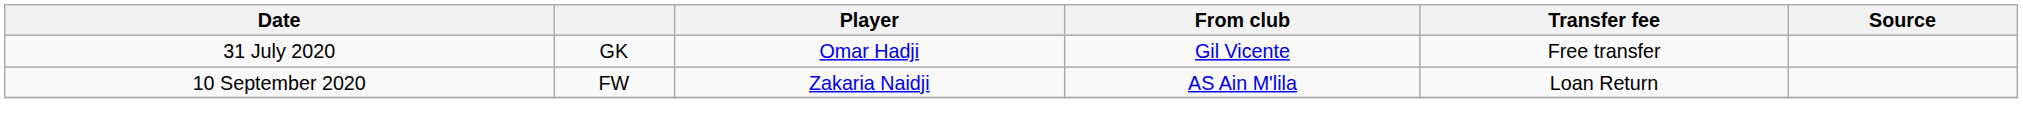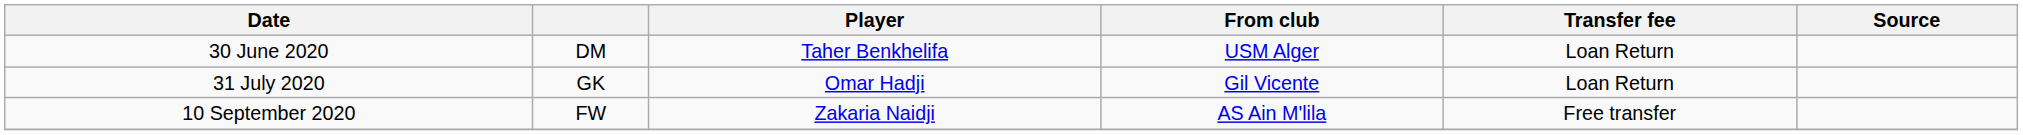+ row: (269, 51)
(1604, 51) Free transfer -> (1620, 82) Loan Return
(1604, 82) Loan Return -> (1620, 113) Free transfer
